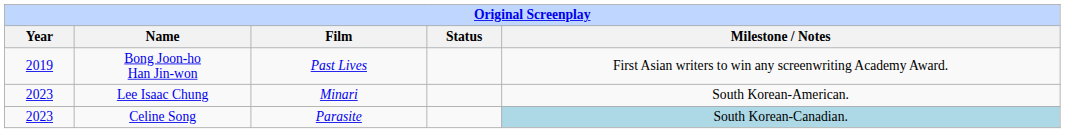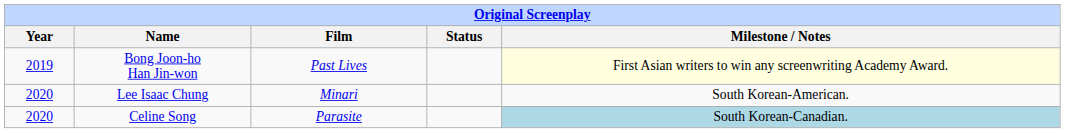(781, 66) no background -> (781, 66) lightyellow background
(39, 95) 2023 -> (39, 95) 2020
(39, 116) 2023 -> (39, 116) 2020
